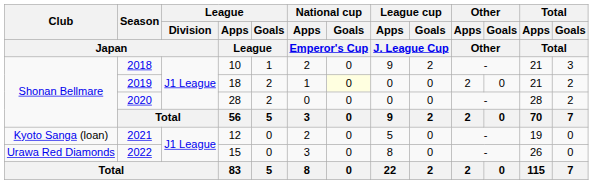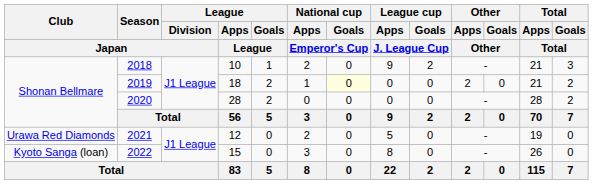(61, 135) Kyoto Sanga (loan) -> (61, 135) Urawa Red Diamonds
(61, 153) Urawa Red Diamonds -> (61, 153) Kyoto Sanga (loan)
